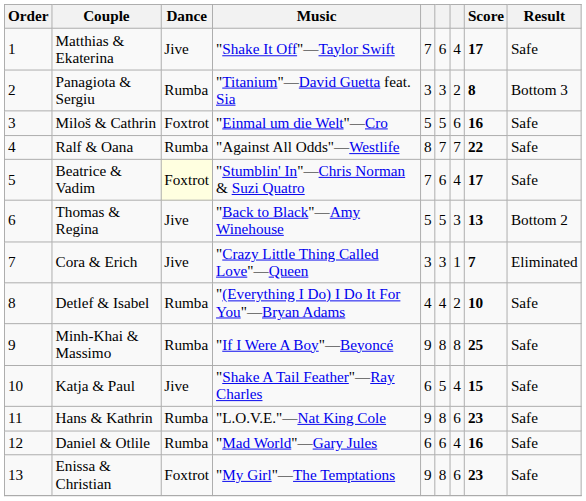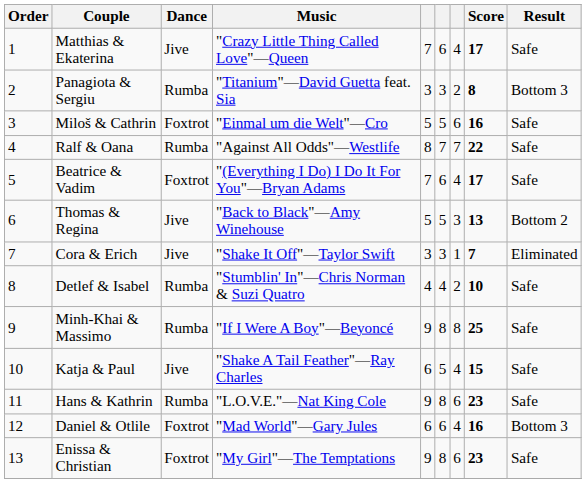(305, 49) "Shake It Off"—Taylor Swift -> (297, 49) "Crazy Little Thing Called Love"—Queen
(187, 179) lightyellow background -> (187, 179) no background
(311, 179) "Stumblin' In"—Chris Norman & Suzi Quatro -> (308, 179) "(Everything I Do) I Do It For You"—Bryan Adams
(297, 262) "Crazy Little Thing Called Love"—Queen -> (305, 253) "Shake It Off"—Taylor Swift
(308, 303) "(Everything I Do) I Do It For You"—Bryan Adams -> (311, 286) "Stumblin' In"—Chris Norman & Suzi Quatro
(186, 442) Rumba -> (187, 425) Foxtrot
(524, 442) Safe -> (539, 425) Bottom 3
